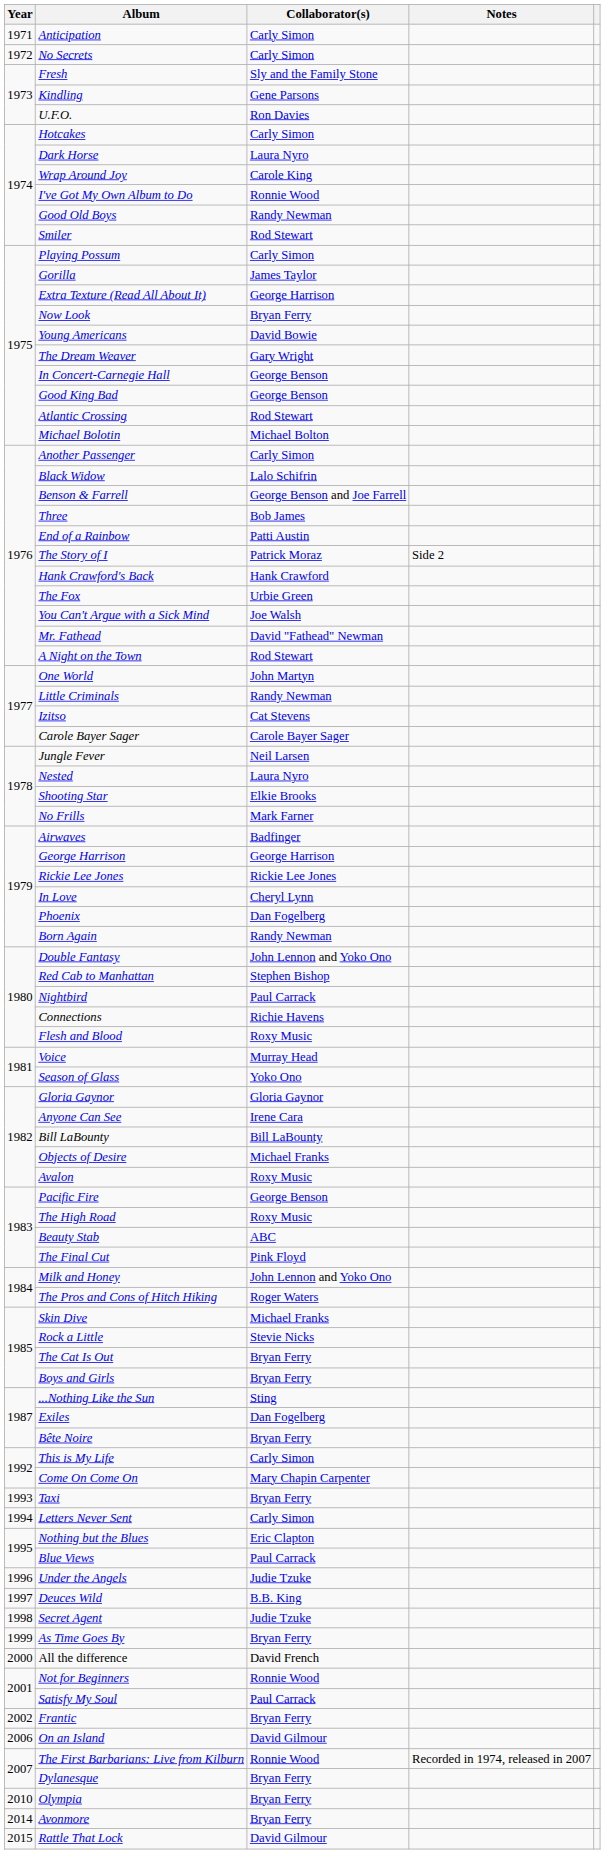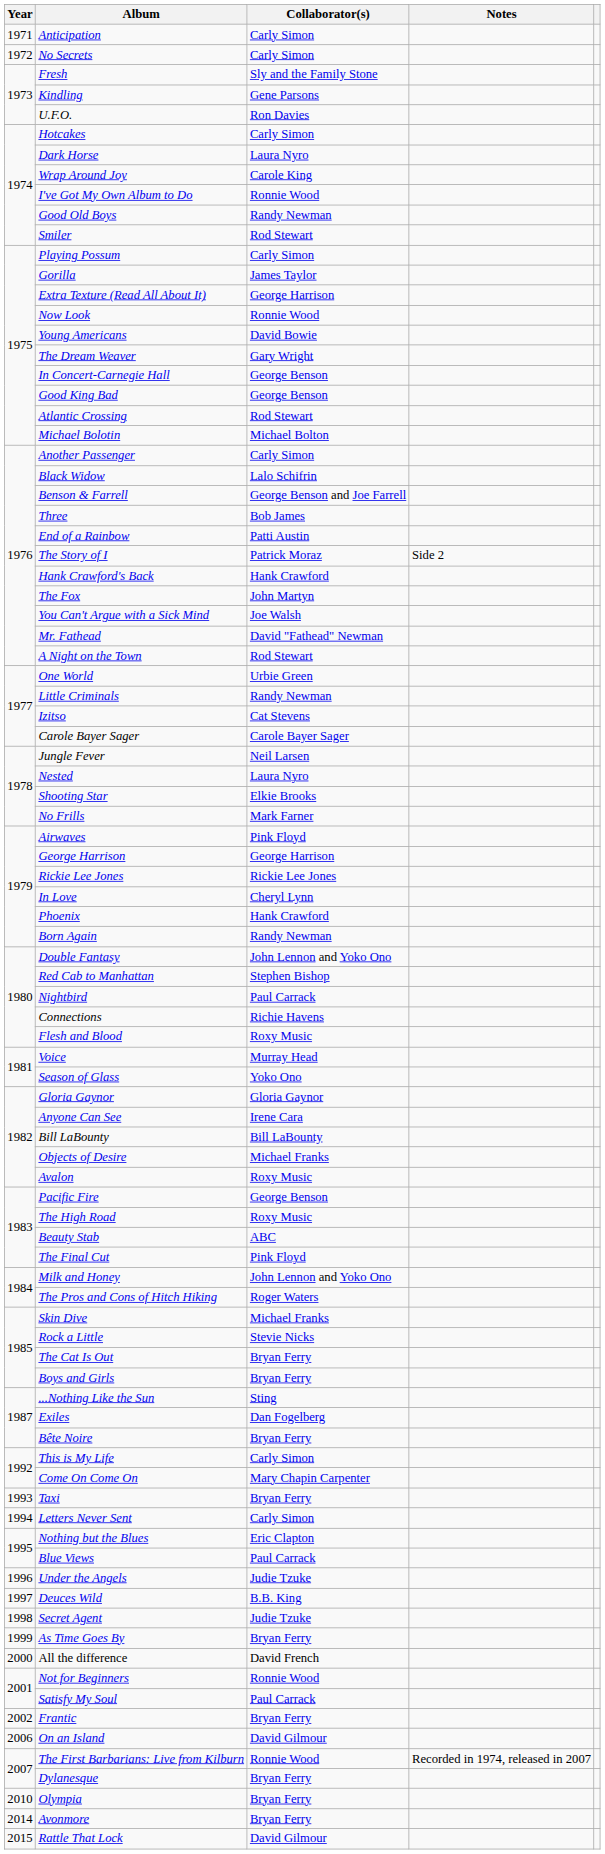(281, 315) Bryan Ferry -> (285, 315) Ronnie Wood
(281, 595) Urbie Green -> (282, 595) John Martyn
(282, 676) John Martyn -> (281, 676) Urbie Green
(275, 836) Badfinger -> (278, 836) Pink Floyd
(288, 916) Dan Fogelberg -> (289, 916) Hank Crawford
